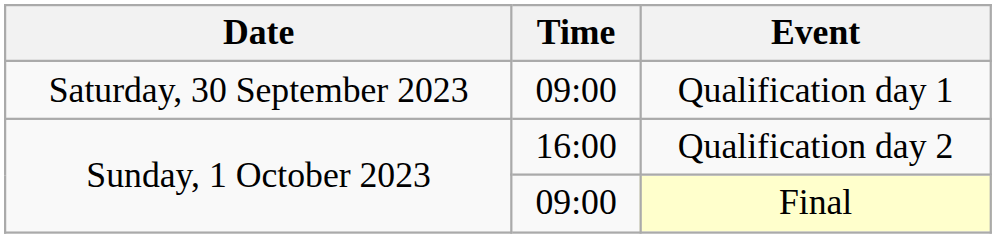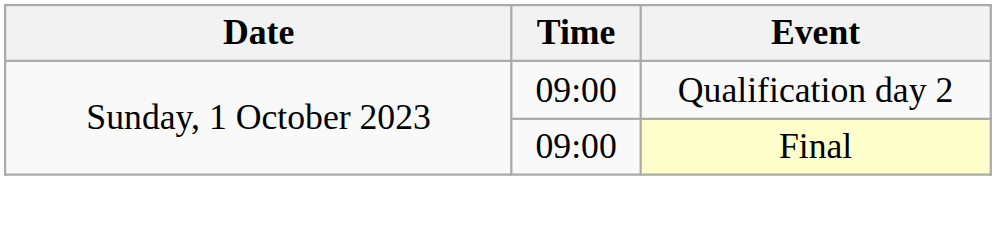- row: (816, 89)
(576, 145) 16:00 -> (576, 89) 09:00
